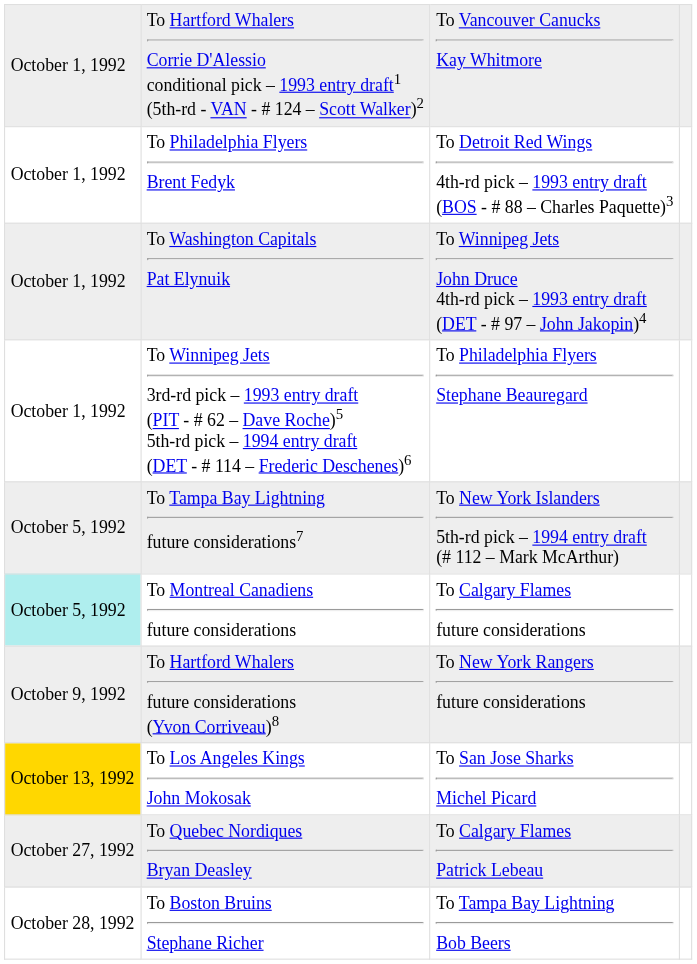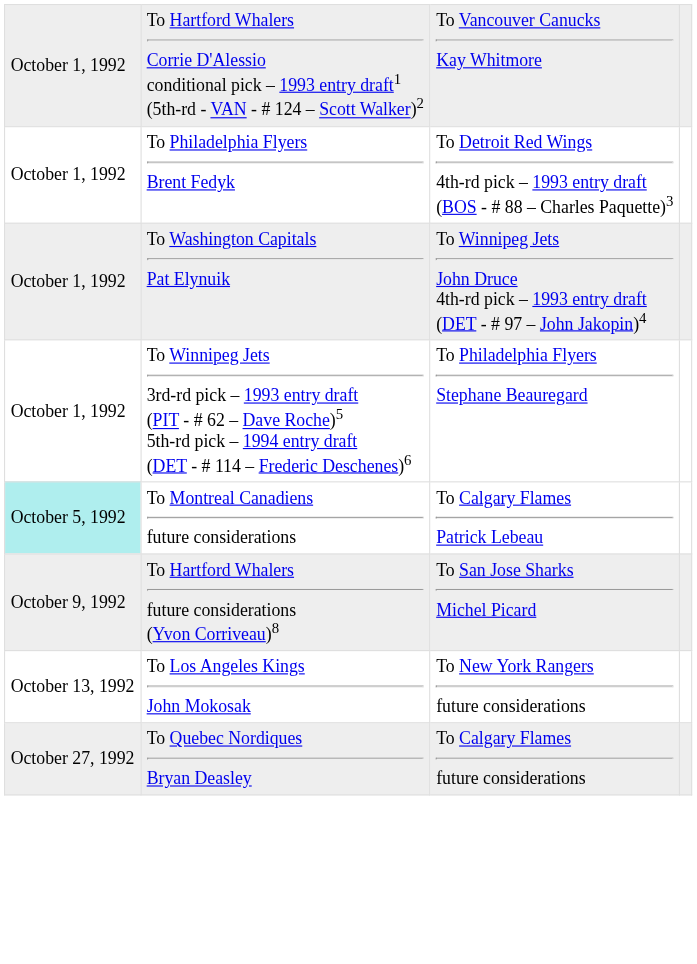- row: (285, 520)
(555, 609) To Calgary Flames future considerations -> (555, 517) To Calgary Flames Patrick Lebeau
(555, 682) To New York Rangers future considerations -> (555, 589) To San Jose Sharks Michel Picard
(73, 779) gold background -> (73, 686) no background
(555, 779) To San Jose Sharks Michel Picard -> (555, 686) To New York Rangers future considerations
(555, 851) To Calgary Flames Patrick Lebeau -> (555, 759) To Calgary Flames future considerations
- row: (285, 923)
